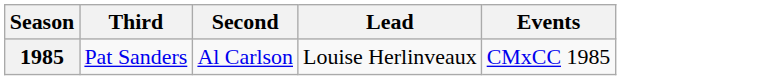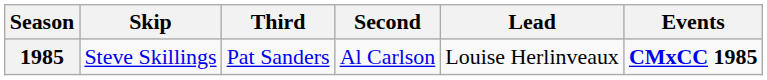+ column: (150, 21)
(549, 56) normal -> (693, 56) bold
